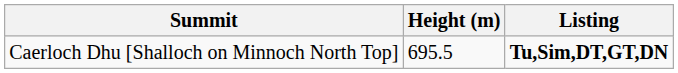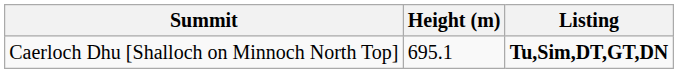(430, 52) 695.5 -> (430, 52) 695.1
